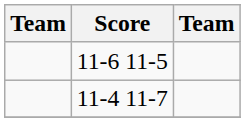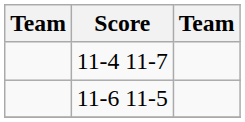rows swapped: (122, 98) <-> (122, 60)
